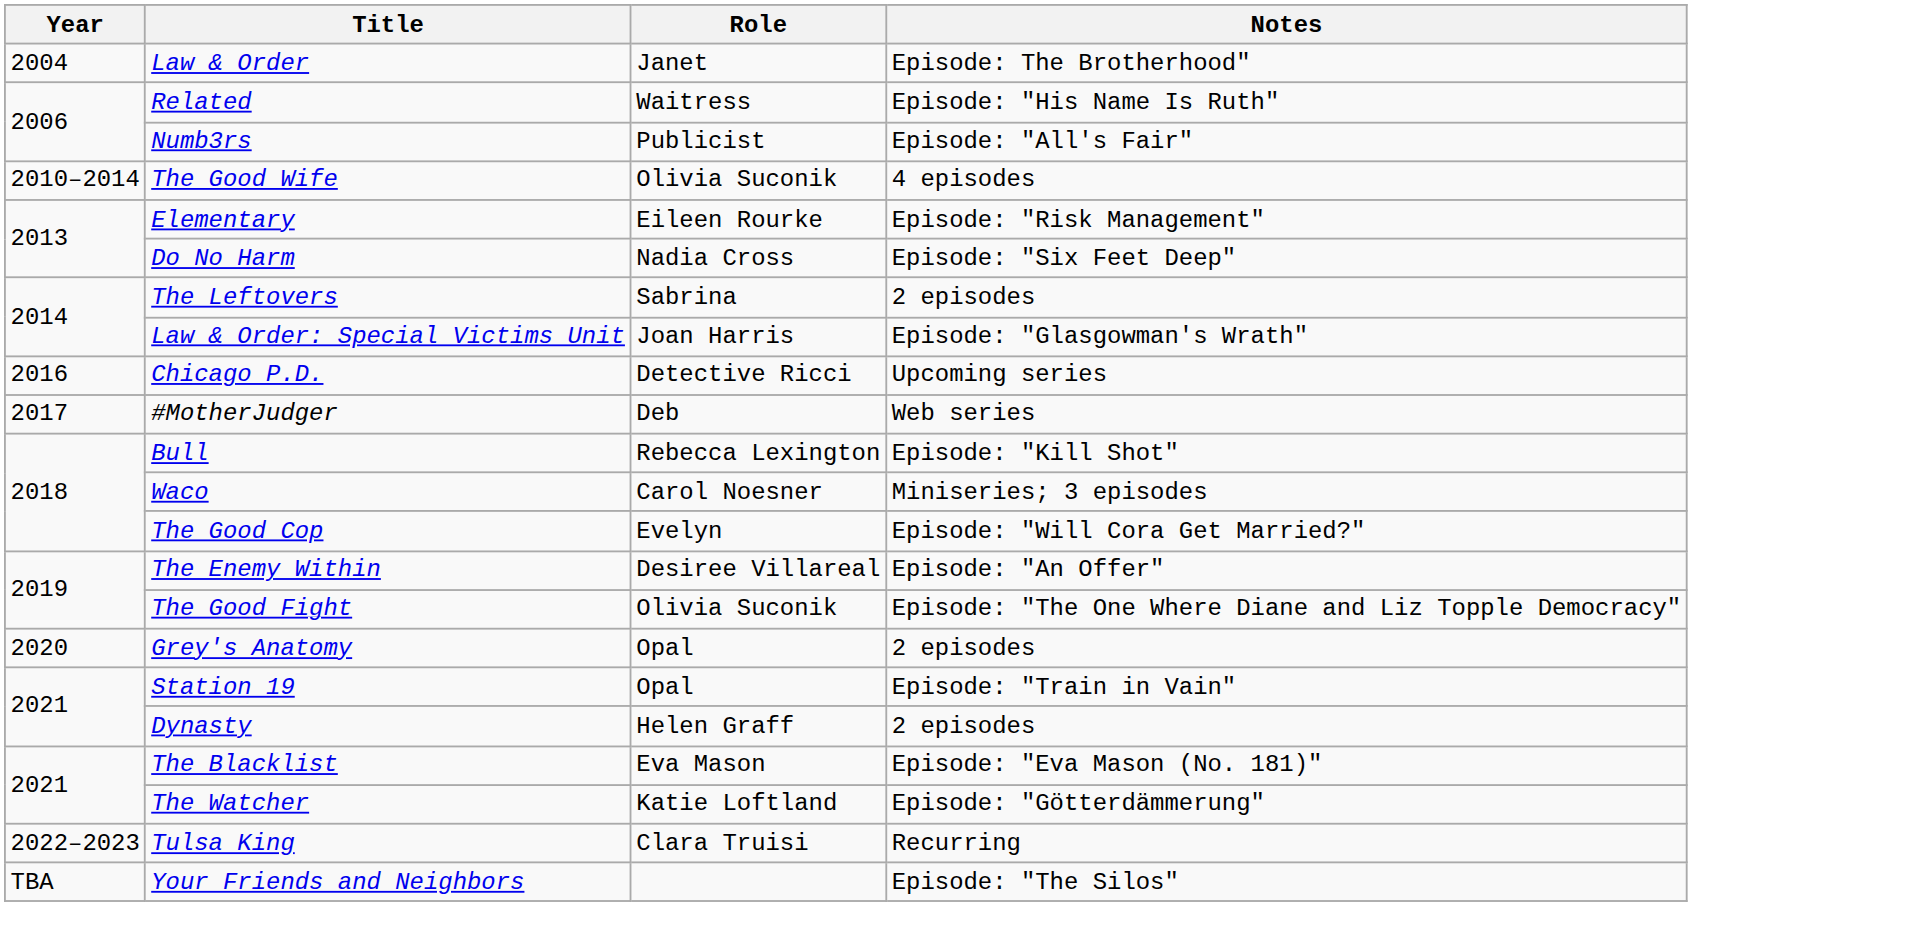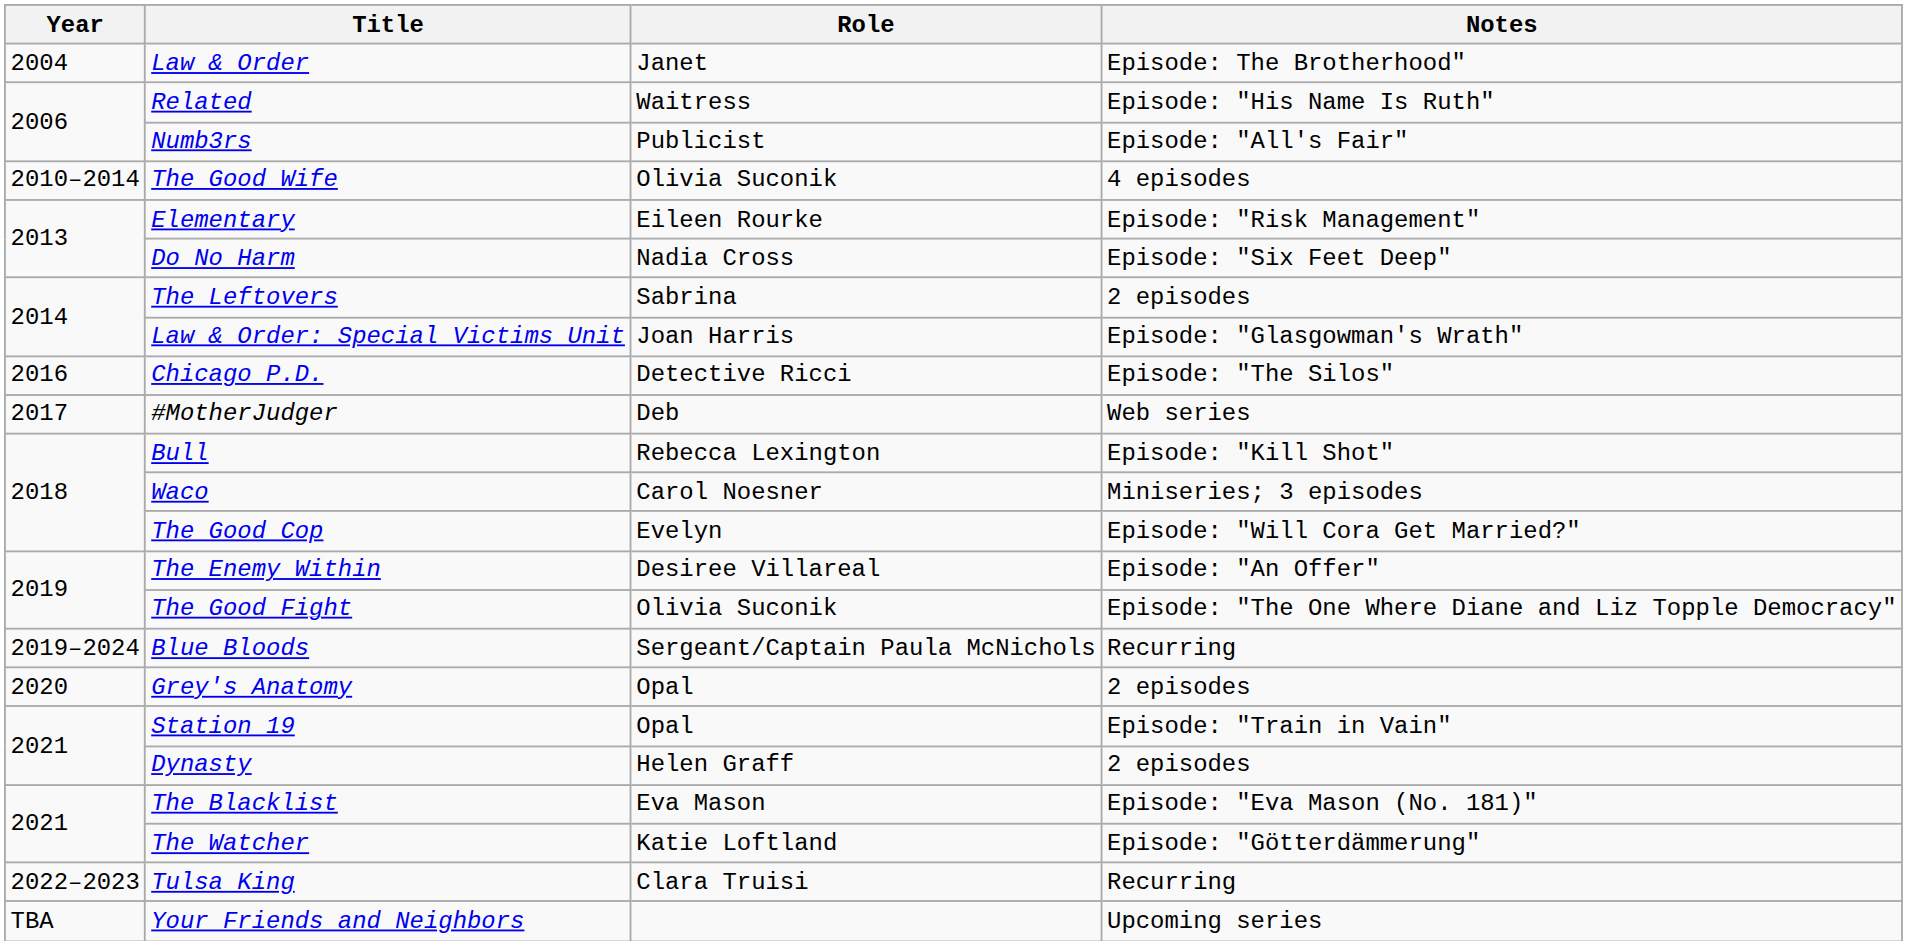(999, 375) Upcoming series -> (1251, 375) Episode: "The Silos"
+ row: (230, 648)
(1035, 882) Episode: "The Silos" -> (1215, 921) Upcoming series
